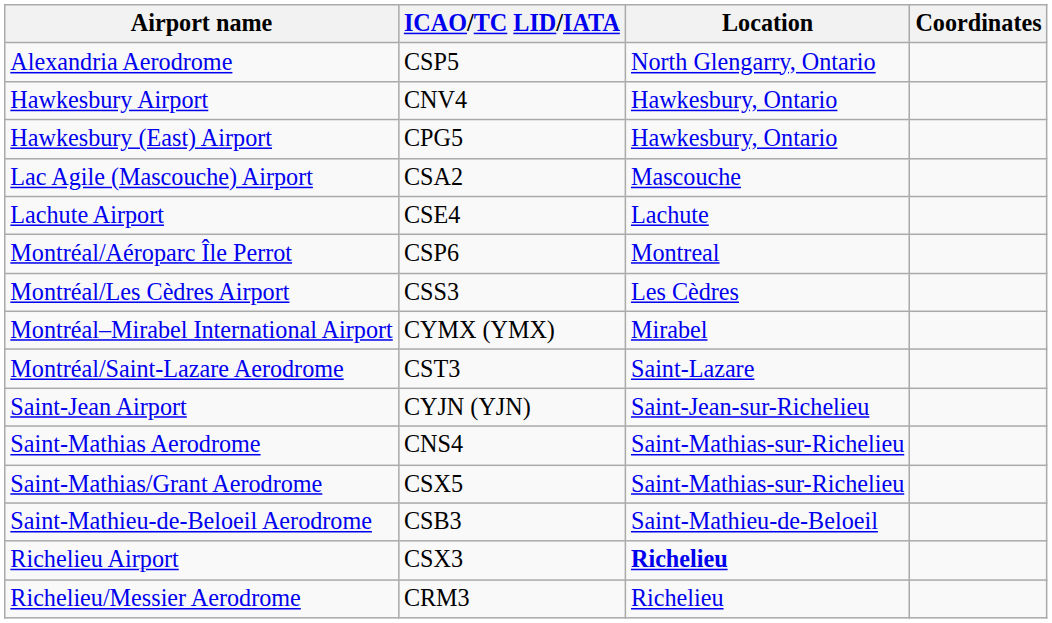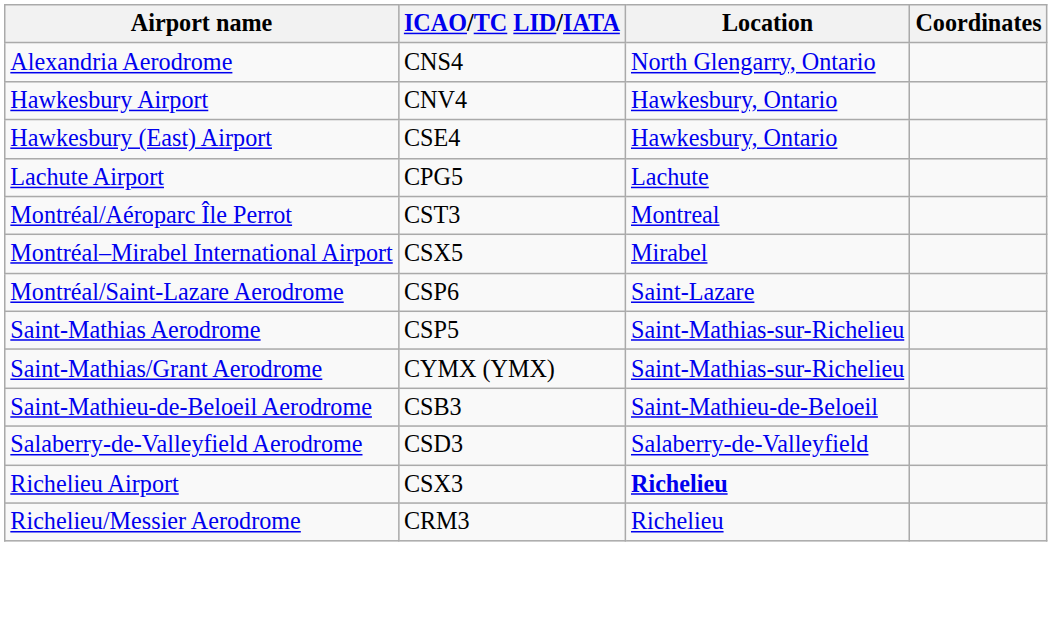(431, 61) CSP5 -> (433, 61) CNS4
(433, 138) CPG5 -> (432, 138) CSE4
- row: (162, 176)
(432, 215) CSE4 -> (433, 176) CPG5
(431, 253) CSP6 -> (432, 215) CST3
- row: (150, 291)
(479, 330) CYMX (YMX) -> (433, 253) CSX5
(432, 368) CST3 -> (431, 291) CSP6
- row: (99, 406)
(433, 445) CNS4 -> (431, 330) CSP5
(433, 483) CSX5 -> (479, 368) CYMX (YMX)
+ row: (186, 445)
